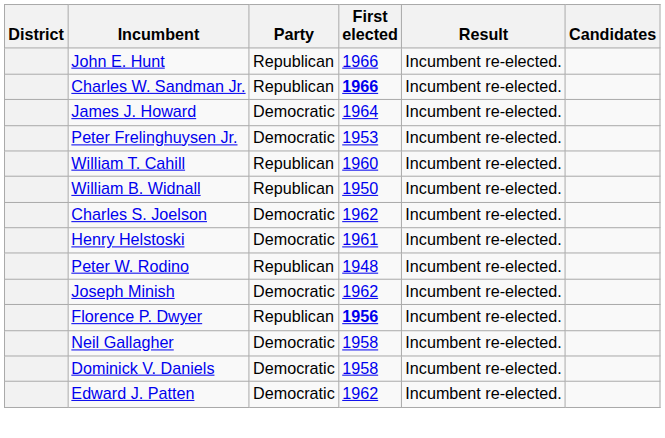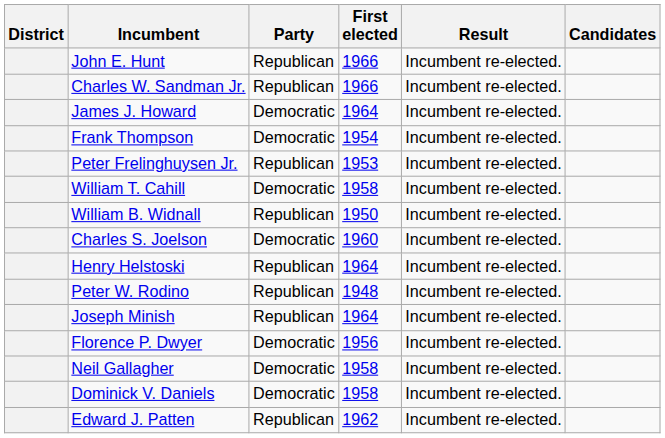(360, 86) bold -> (360, 86) normal
+ row: (132, 138)
(294, 138) Democratic -> (293, 163) Republican
(293, 163) Republican -> (294, 189) Democratic
(360, 163) 1960 -> (360, 189) 1958
(360, 214) 1962 -> (360, 240) 1960
(294, 240) Democratic -> (293, 266) Republican
(360, 240) 1961 -> (360, 266) 1964
(294, 291) Democratic -> (293, 317) Republican
(360, 291) 1962 -> (360, 317) 1964
(293, 317) Republican -> (294, 343) Democratic
(360, 317) bold -> (360, 343) normal
(294, 394) Democratic -> (293, 419) Republican
